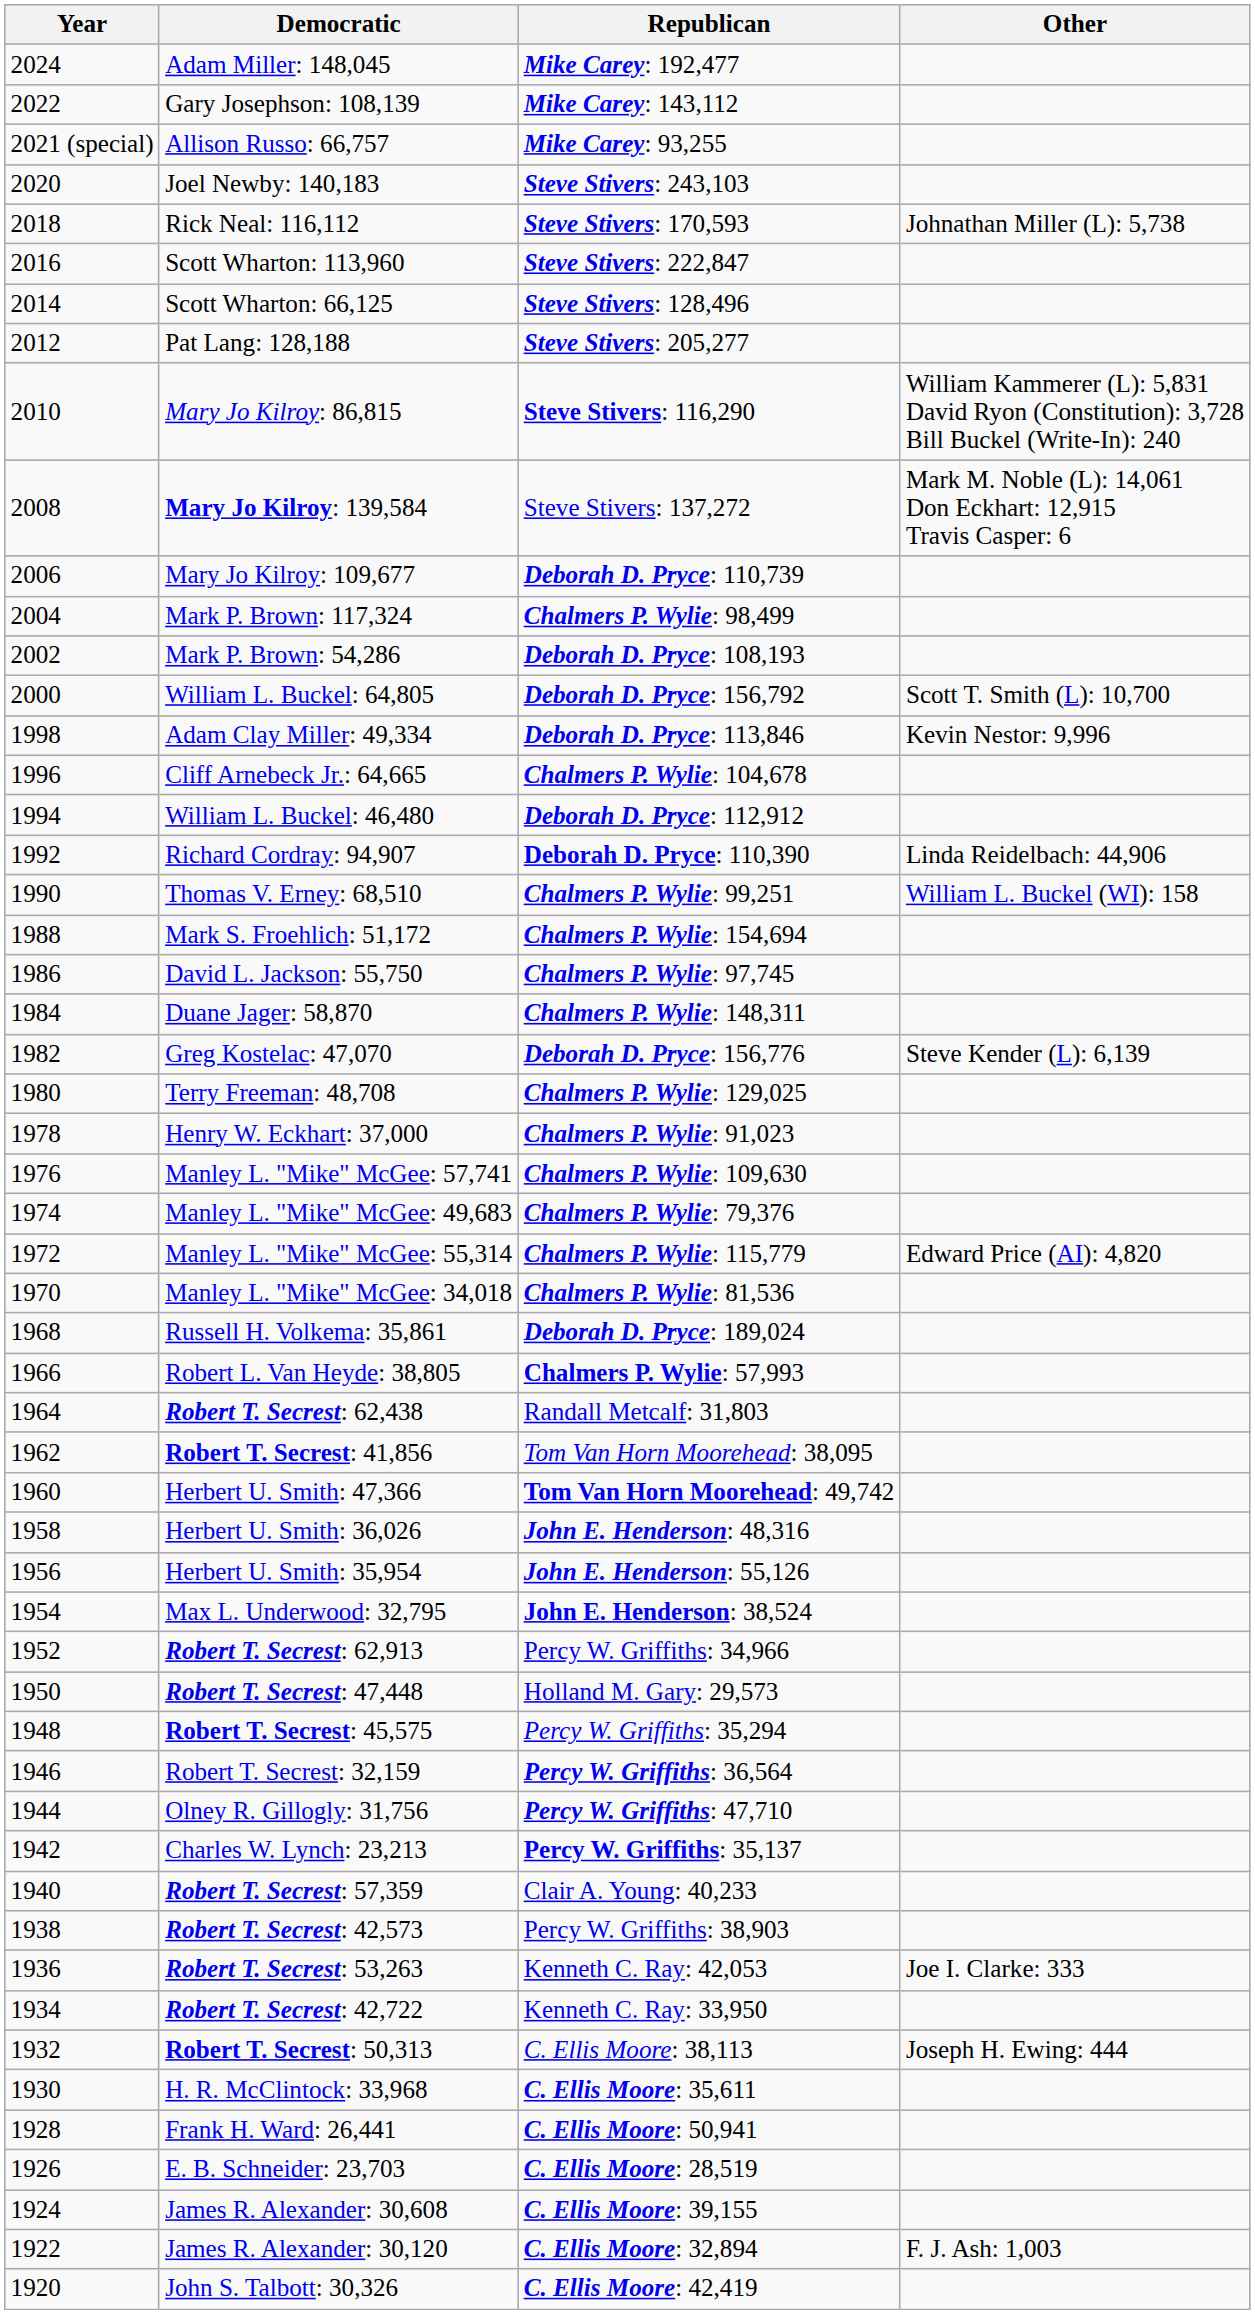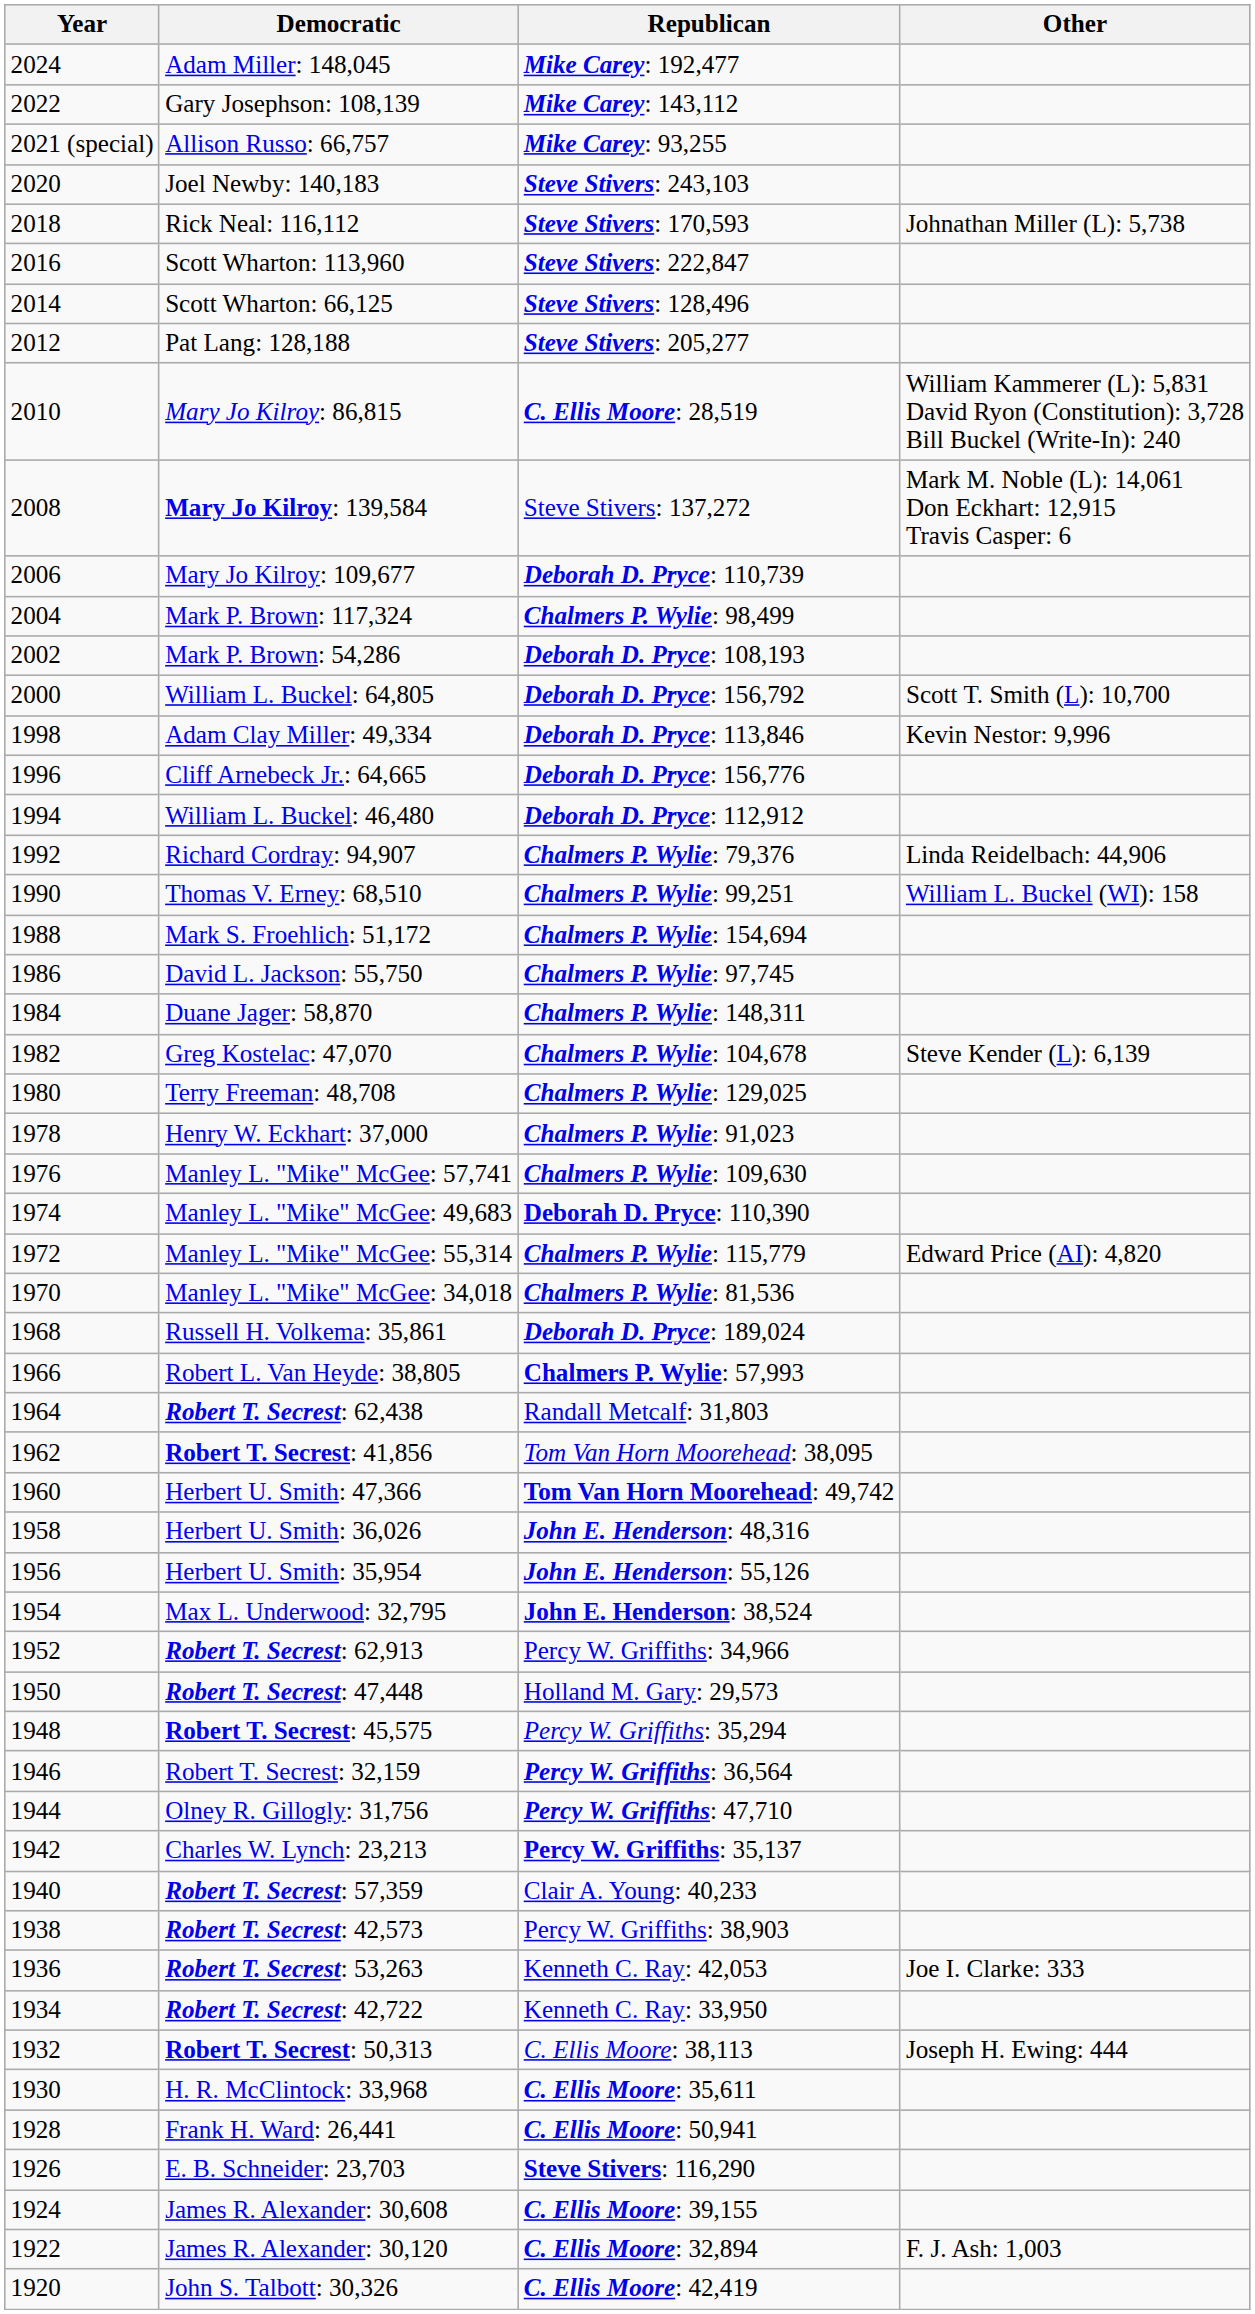(639, 411) Steve Stivers: 116,290 -> (641, 411) C. Ellis Moore: 28,519
(665, 774) Chalmers P. Wylie: 104,678 -> (664, 774) Deborah D. Pryce: 156,776
(667, 854) Deborah D. Pryce: 110,390 -> (659, 854) Chalmers P. Wylie: 79,376
(664, 1053) Deborah D. Pryce: 156,776 -> (665, 1053) Chalmers P. Wylie: 104,678
(659, 1213) Chalmers P. Wylie: 79,376 -> (667, 1213) Deborah D. Pryce: 110,390
(641, 2169) C. Ellis Moore: 28,519 -> (639, 2169) Steve Stivers: 116,290
